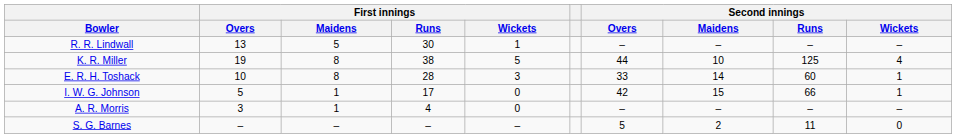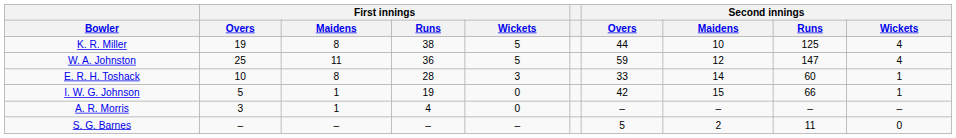- row: (102, 44)
+ row: (102, 60)
(428, 92) 17 -> (428, 92) 19
